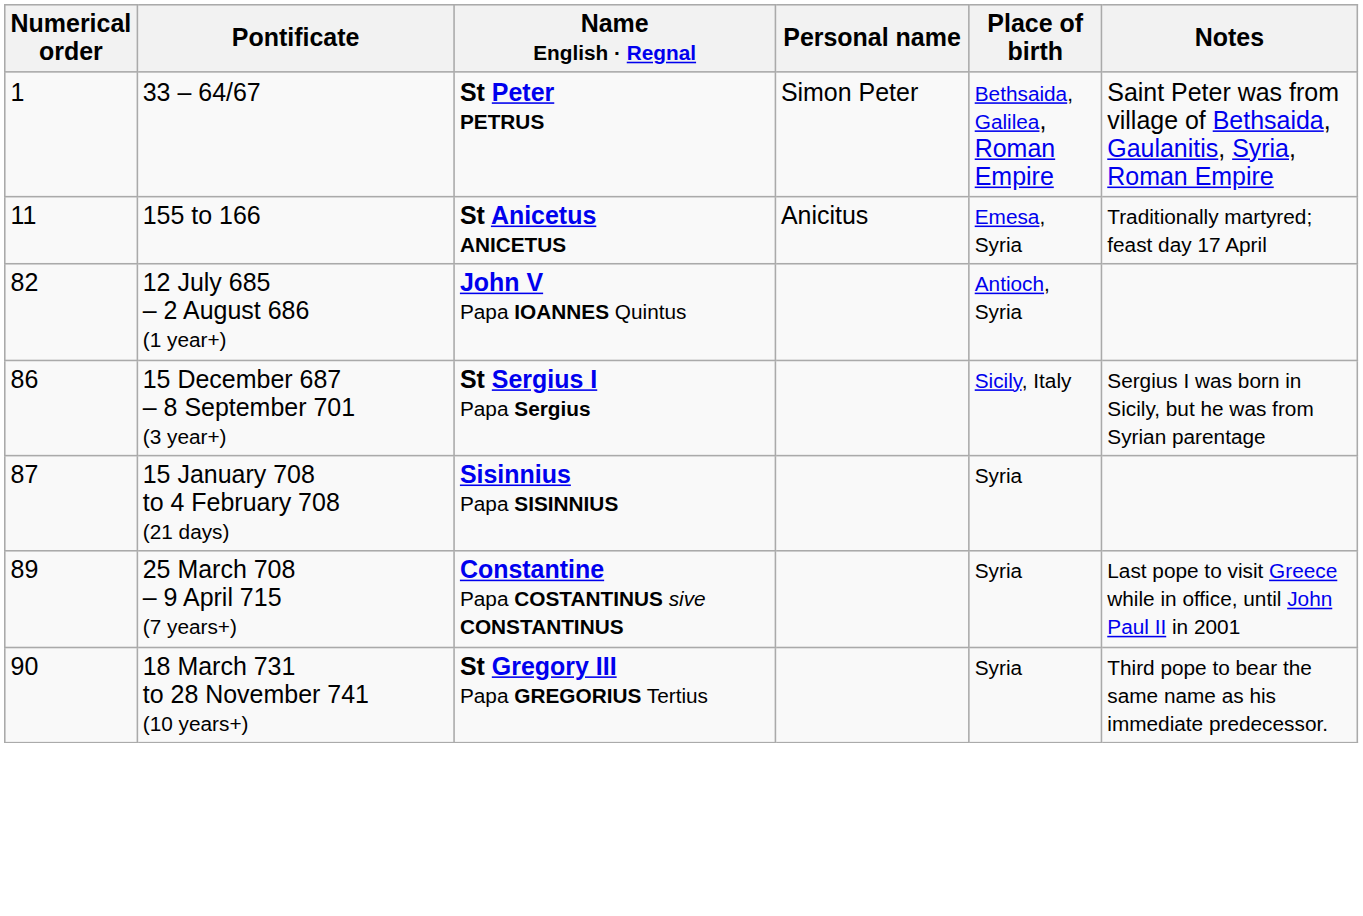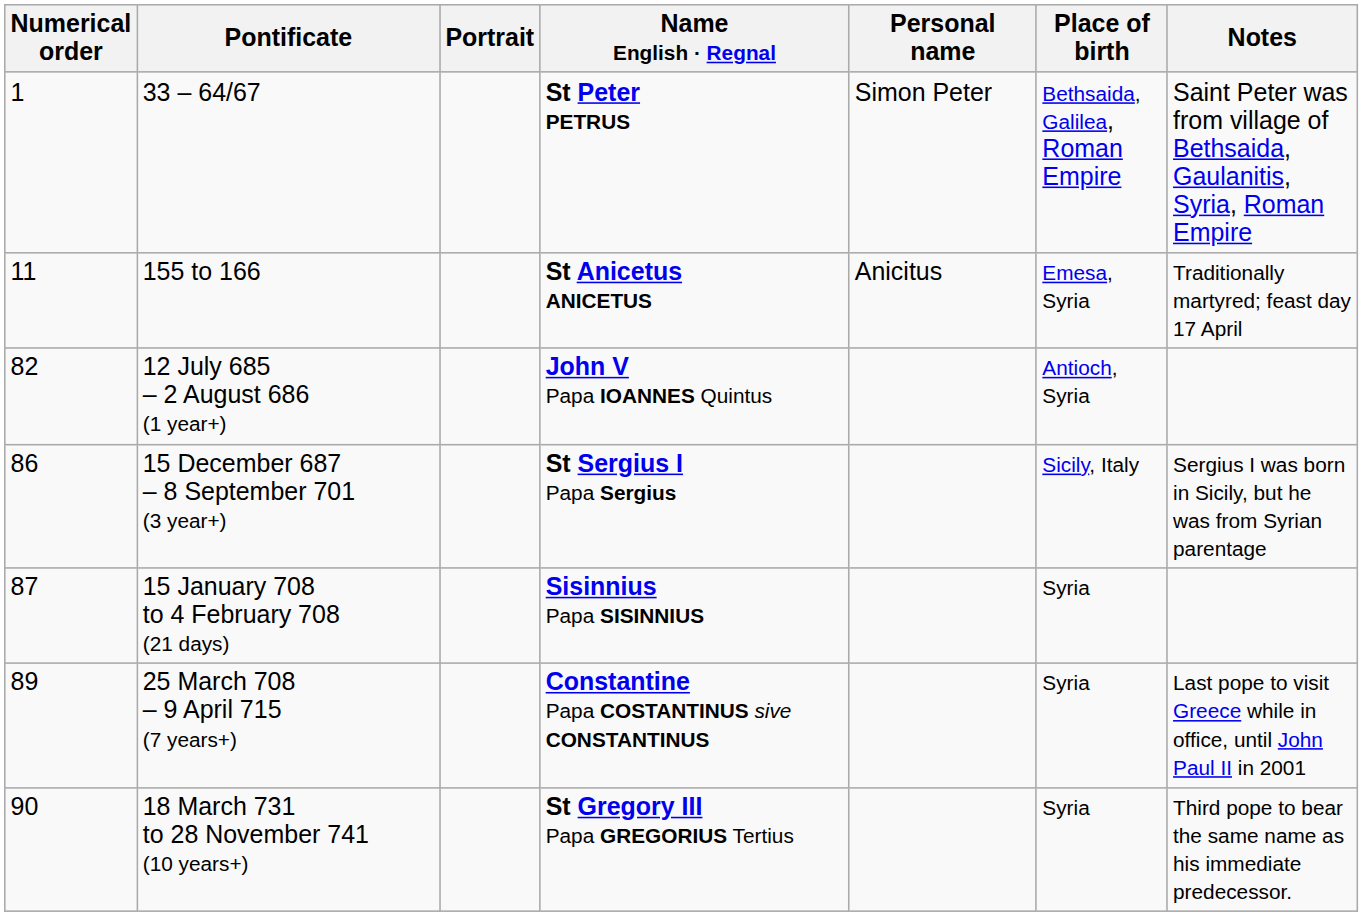+ column: (490, 38)
